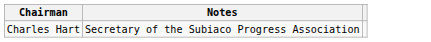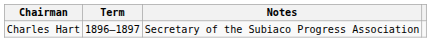+ column: (112, 13)
